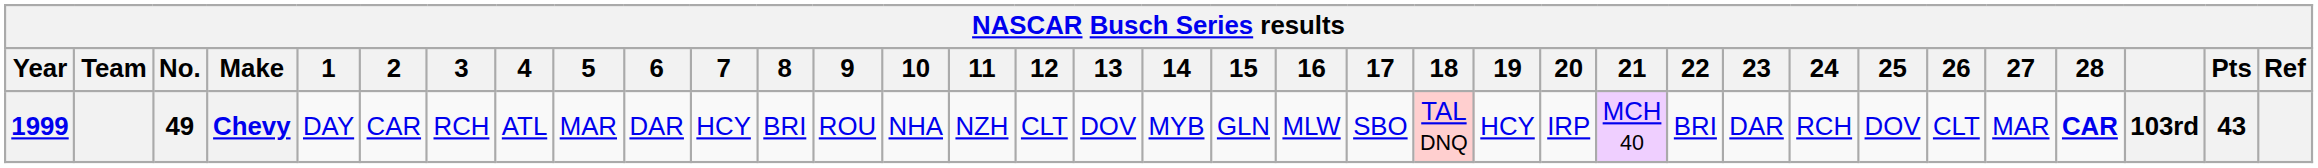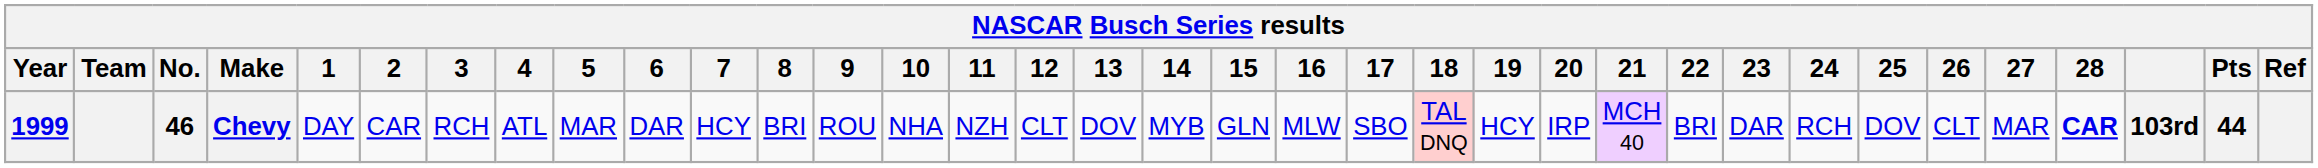(180, 126) 49 -> (180, 126) 46
(2232, 126) 43 -> (2232, 126) 44
